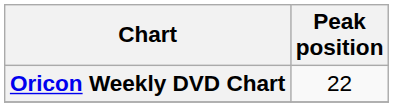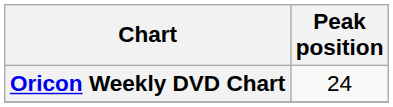(340, 83) 22 -> (340, 83) 24
